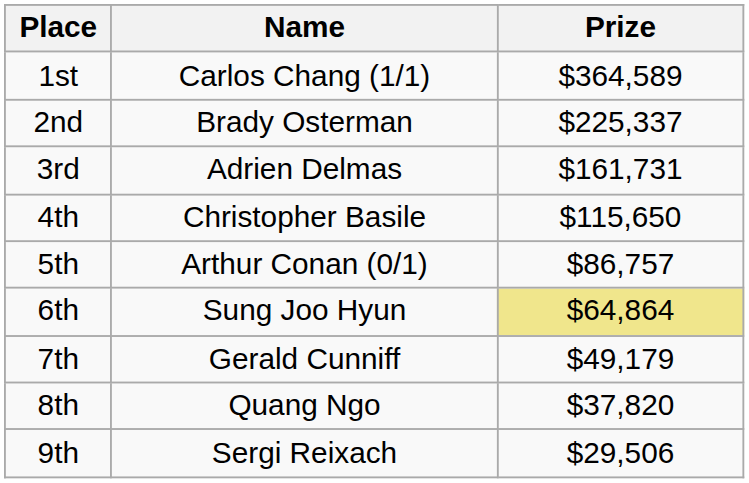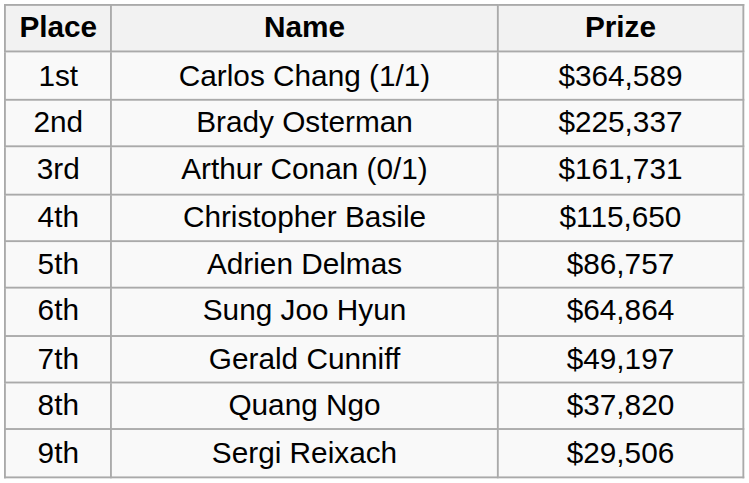(305, 169) Adrien Delmas -> (304, 169) Arthur Conan (0/1)
(304, 264) Arthur Conan (0/1) -> (305, 264) Adrien Delmas
(620, 311) khaki background -> (620, 311) no background
(620, 358) $49,179 -> (620, 358) $49,197
